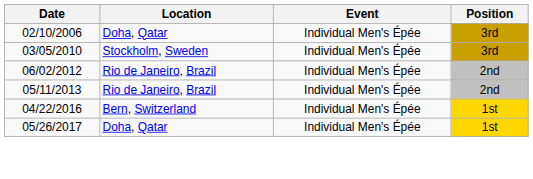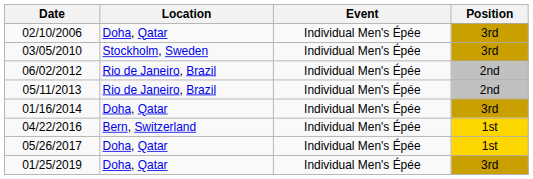+ row: (52, 109)
+ row: (52, 165)
